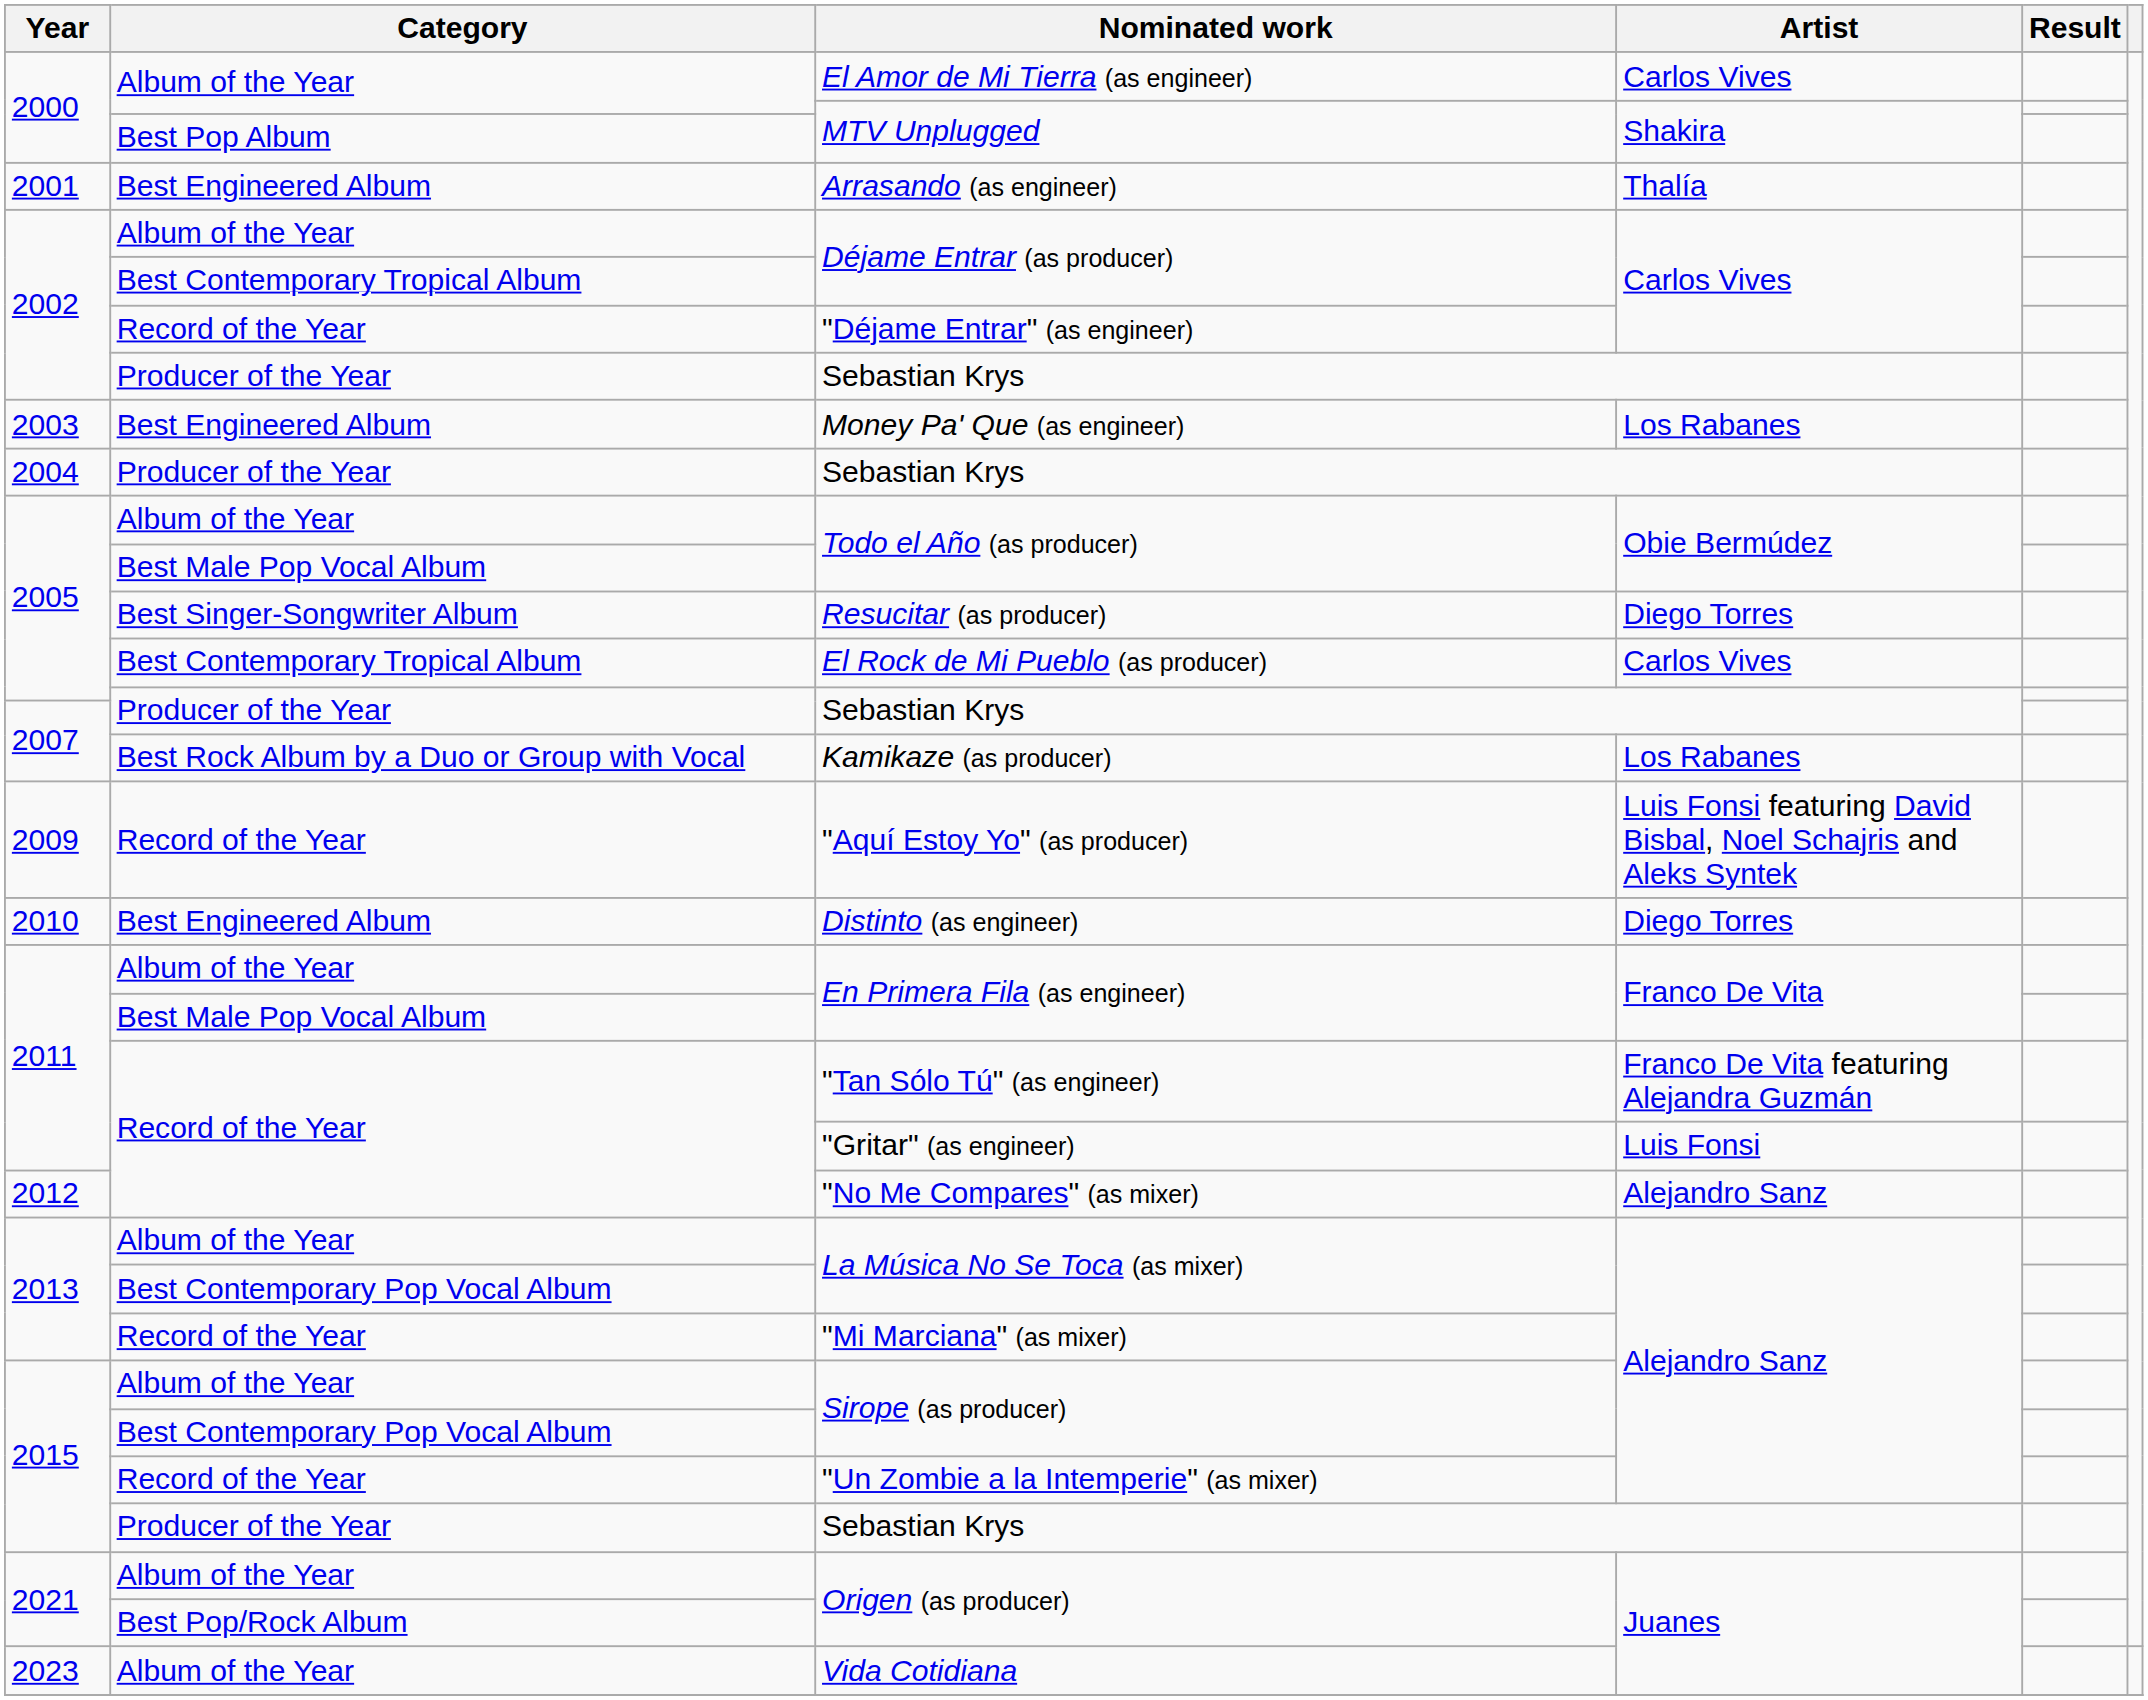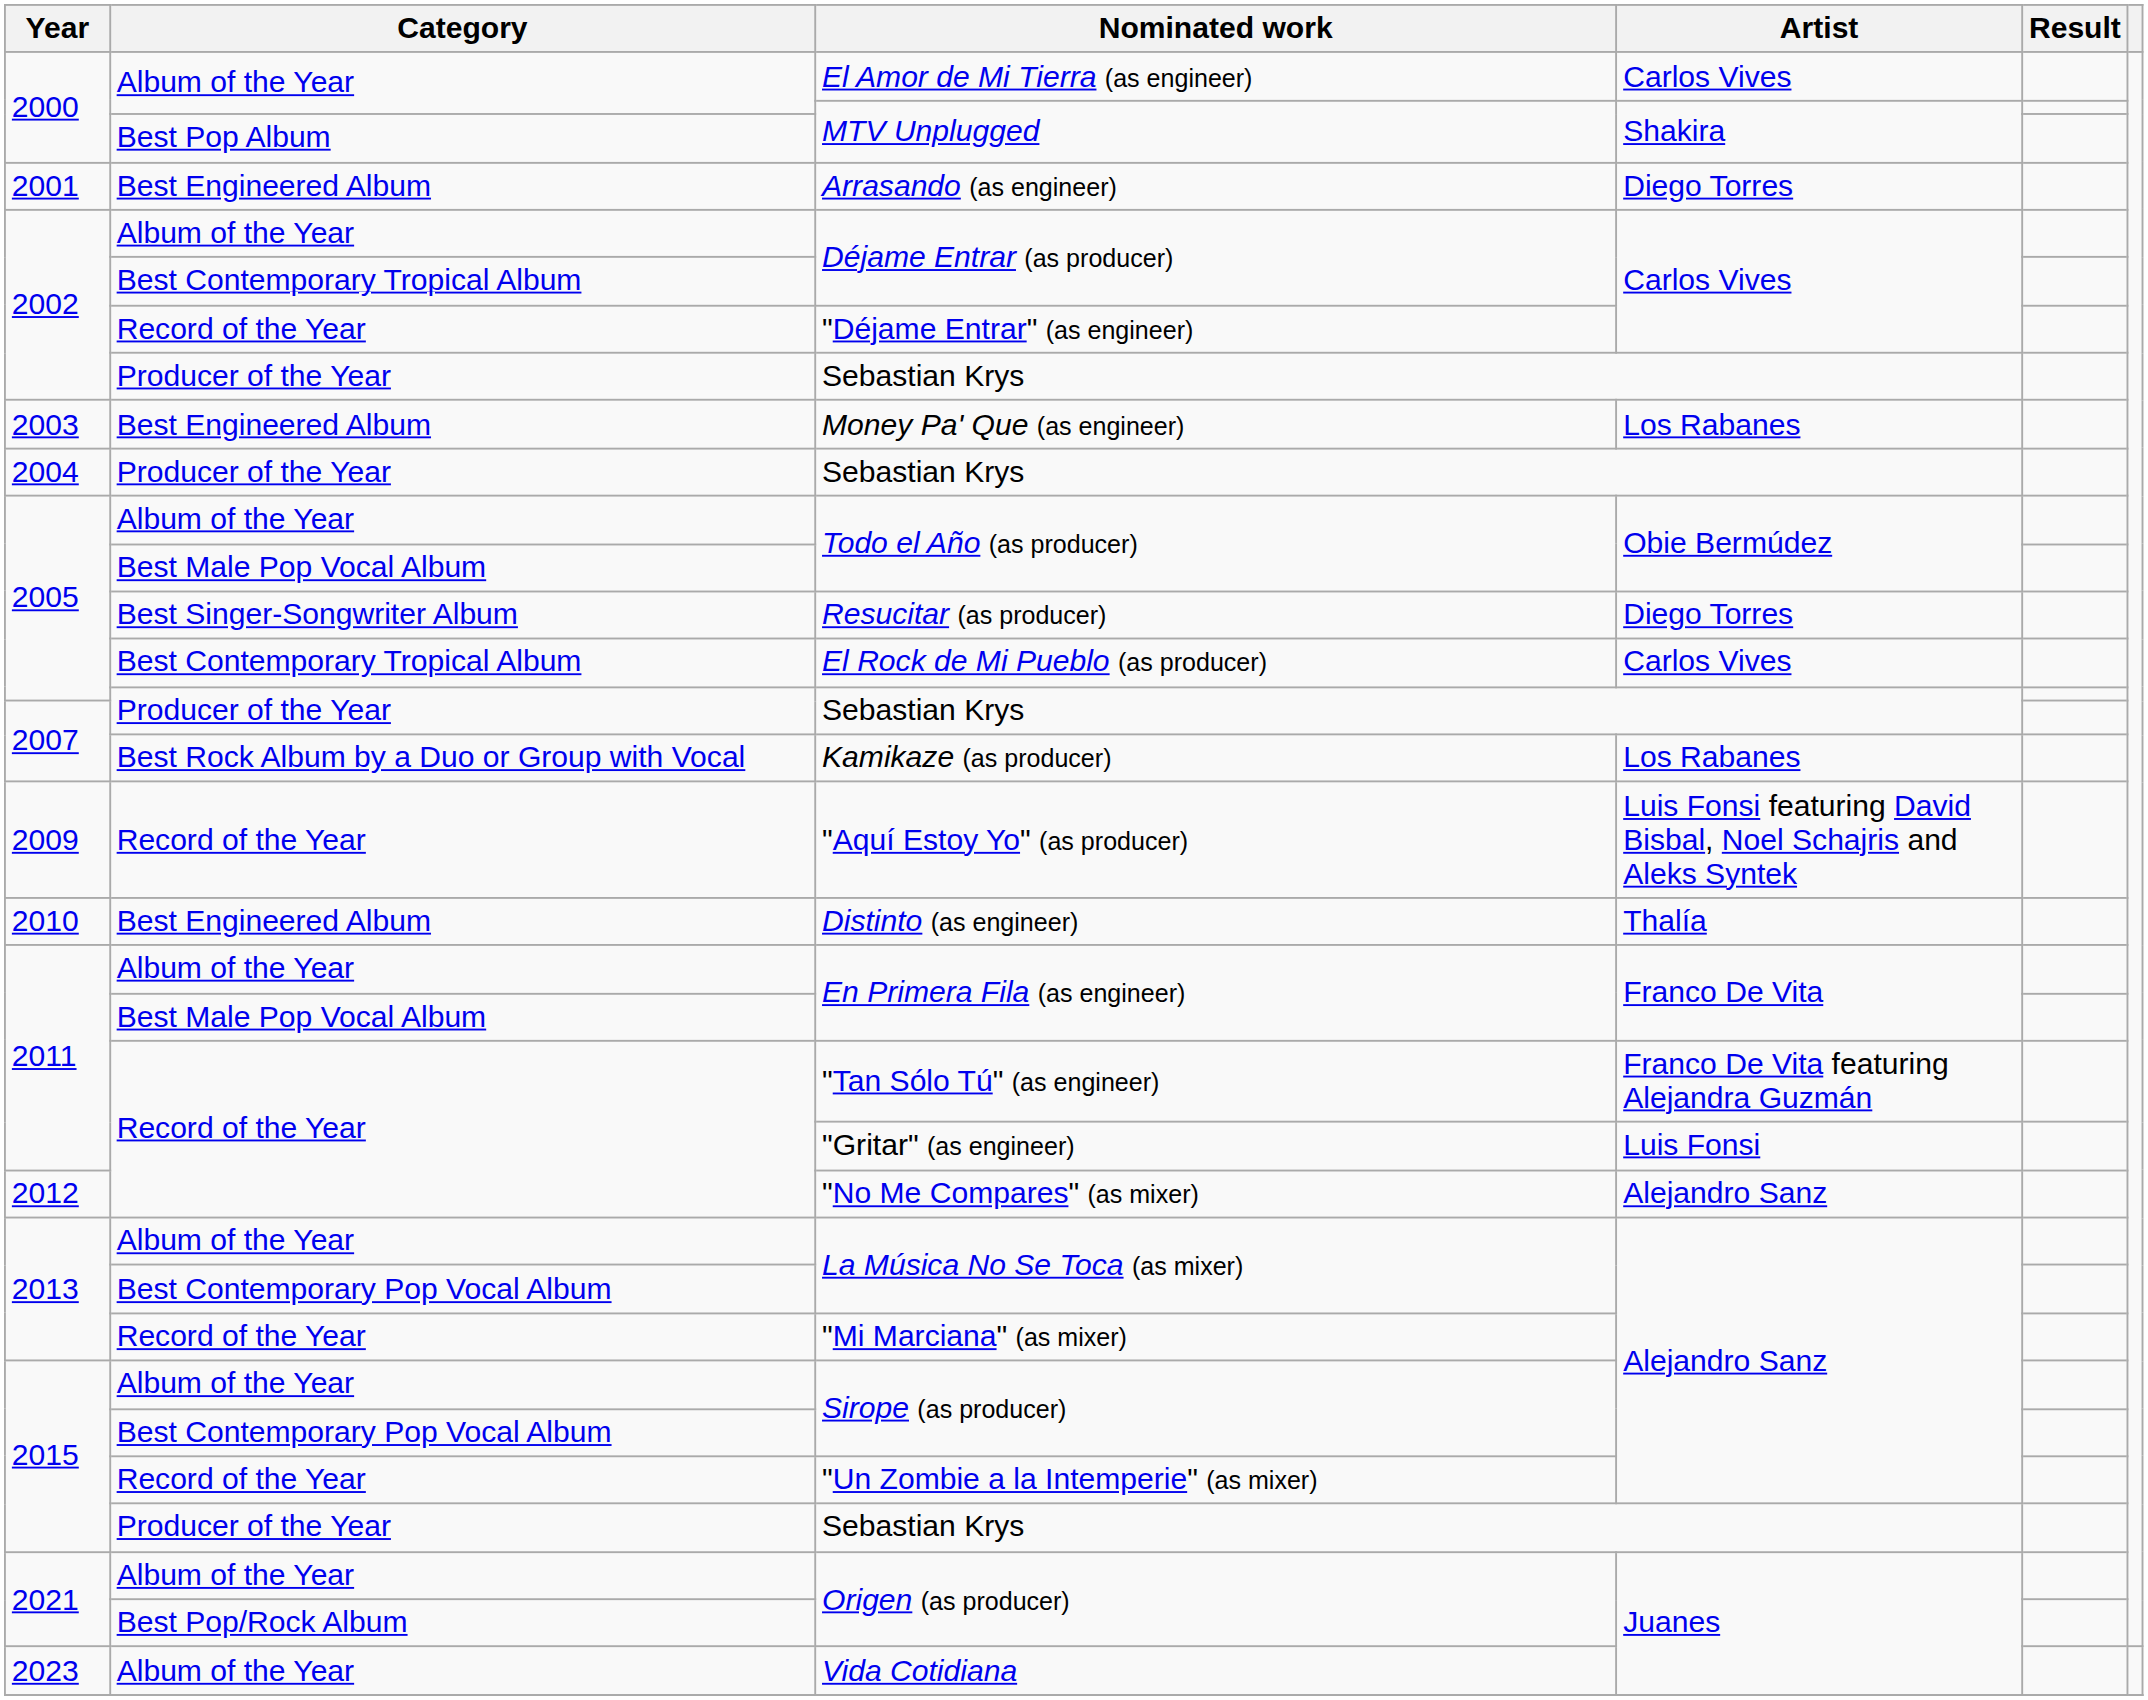(1665, 185) Thalía -> (1708, 185) Diego Torres
(1708, 920) Diego Torres -> (1665, 920) Thalía
